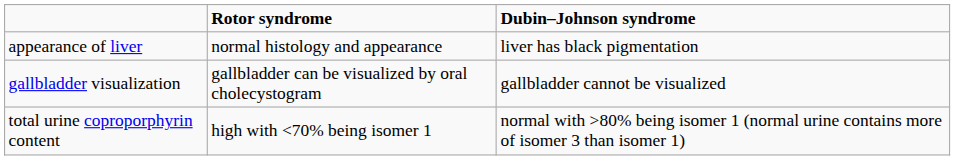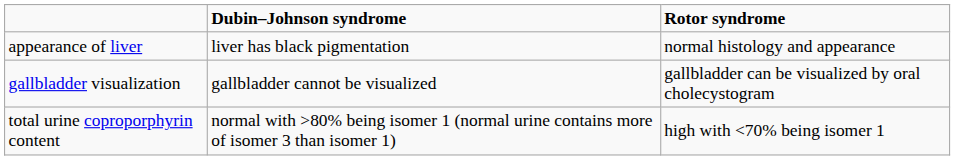columns swapped: (272, 18) <-> (598, 18)
